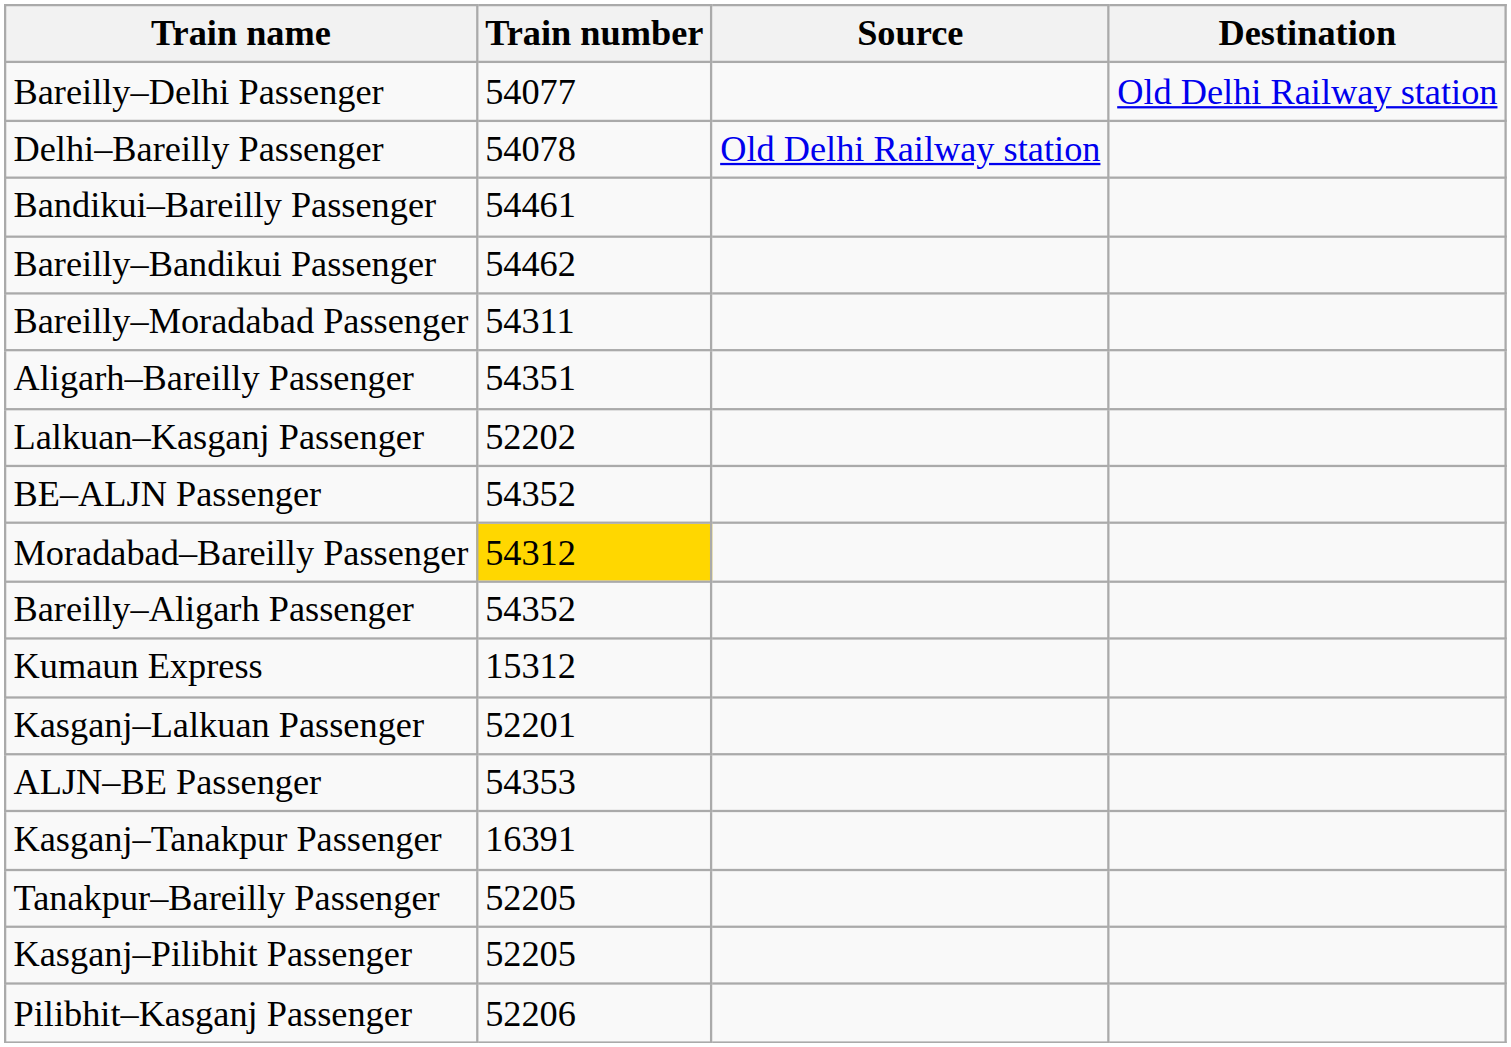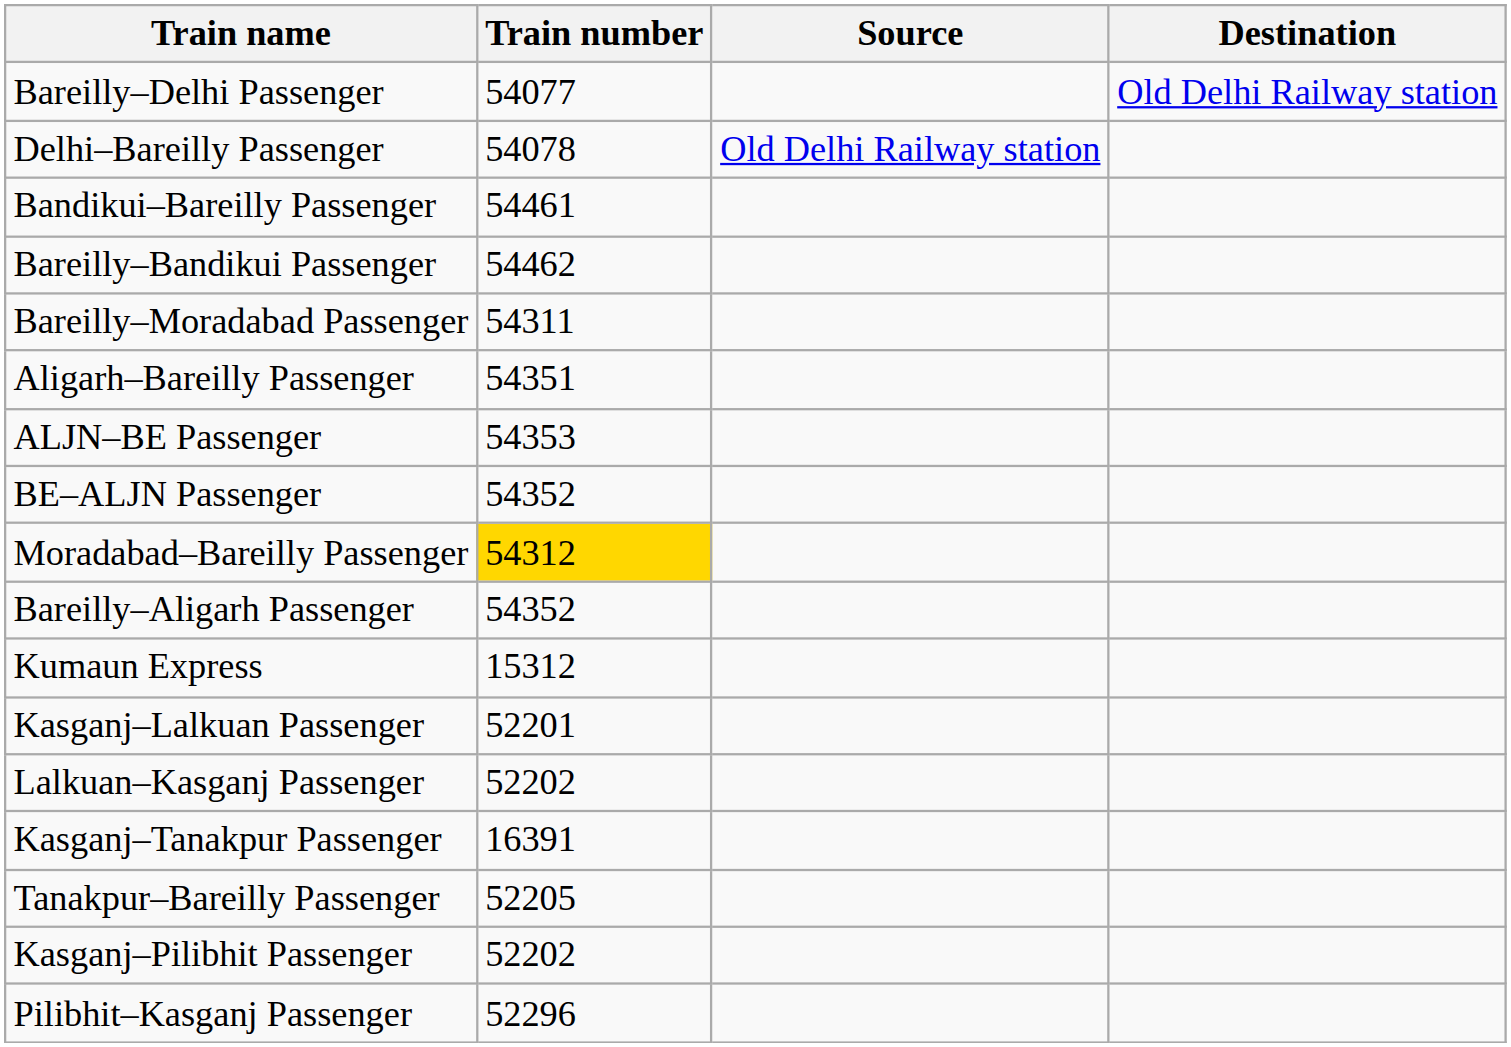rows swapped: (167, 782) <-> (219, 436)
(531, 954) 52205 -> (531, 954) 52202
(531, 1012) 52206 -> (531, 1012) 52296
